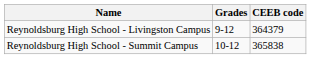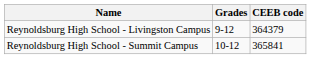(268, 45) 365838 -> (268, 45) 365841
